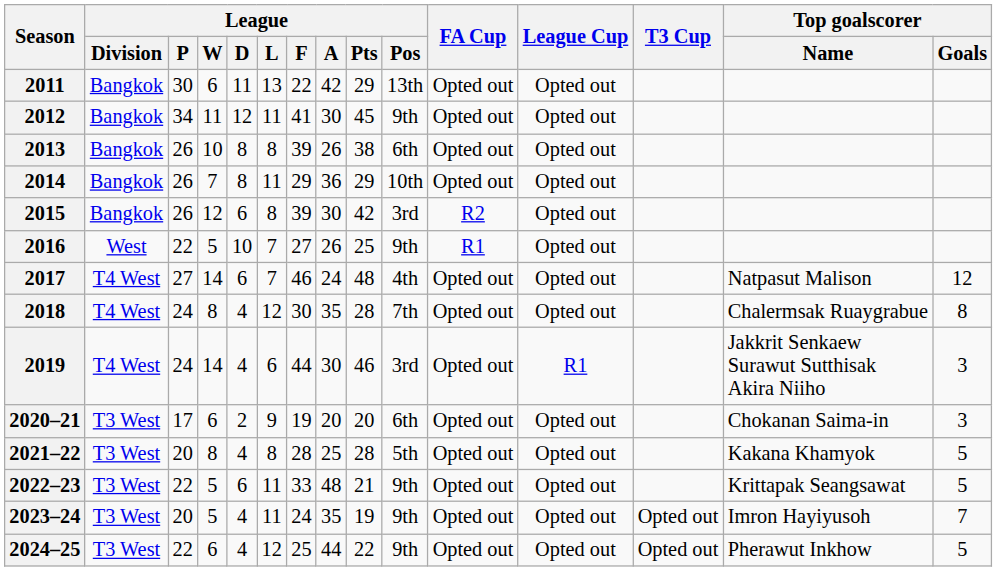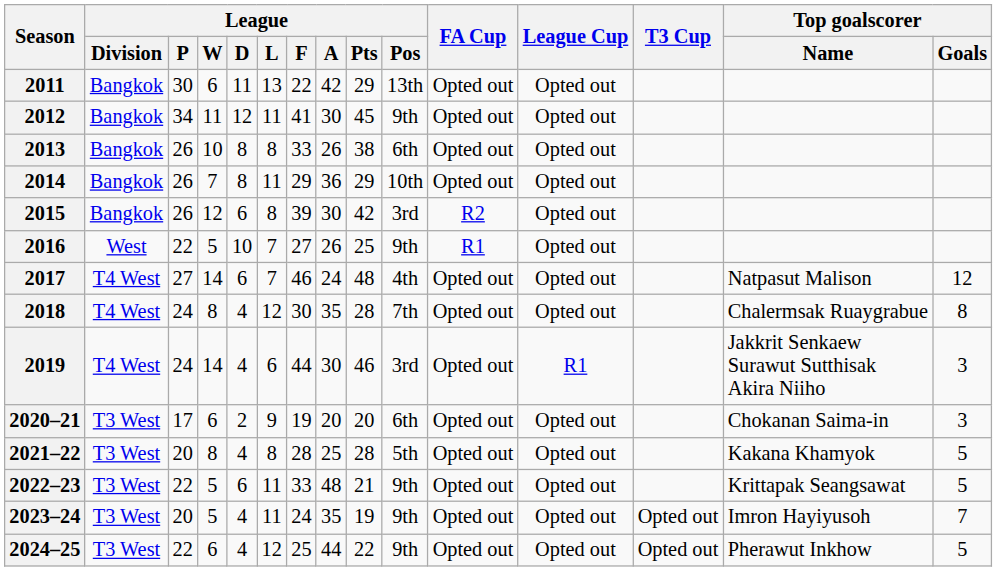(301, 149) 39 -> (301, 149) 33
